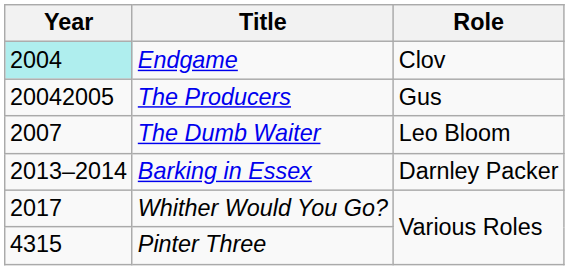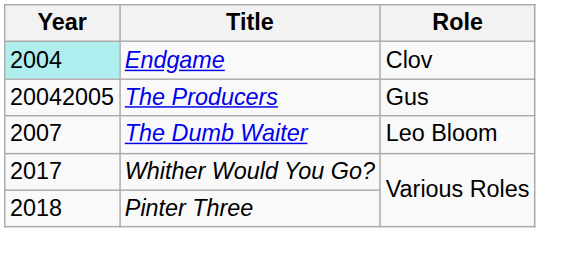- row: (225, 171)
(36, 245) 4315 -> (36, 208) 2018
